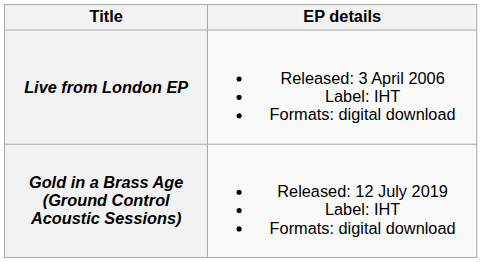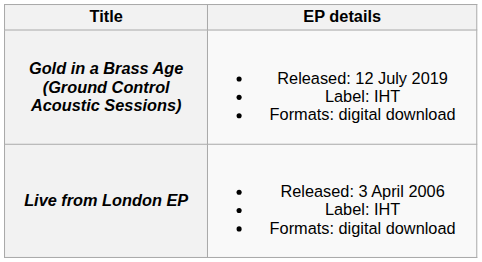rows swapped: (106, 87) <-> (106, 200)
